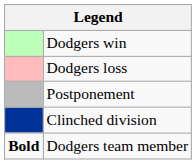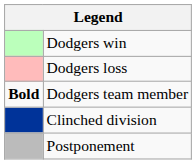rows swapped: (91, 94) <-> (117, 145)
